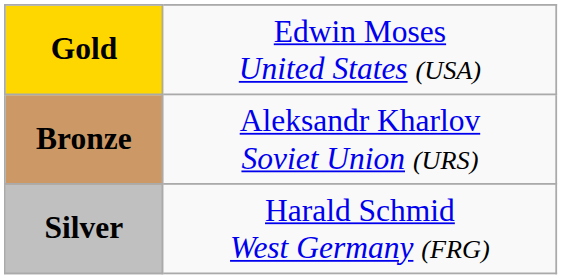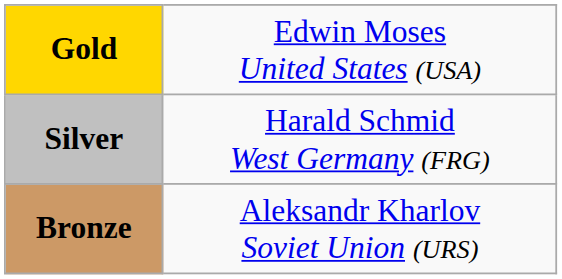rows swapped: (84, 227) <-> (84, 138)
